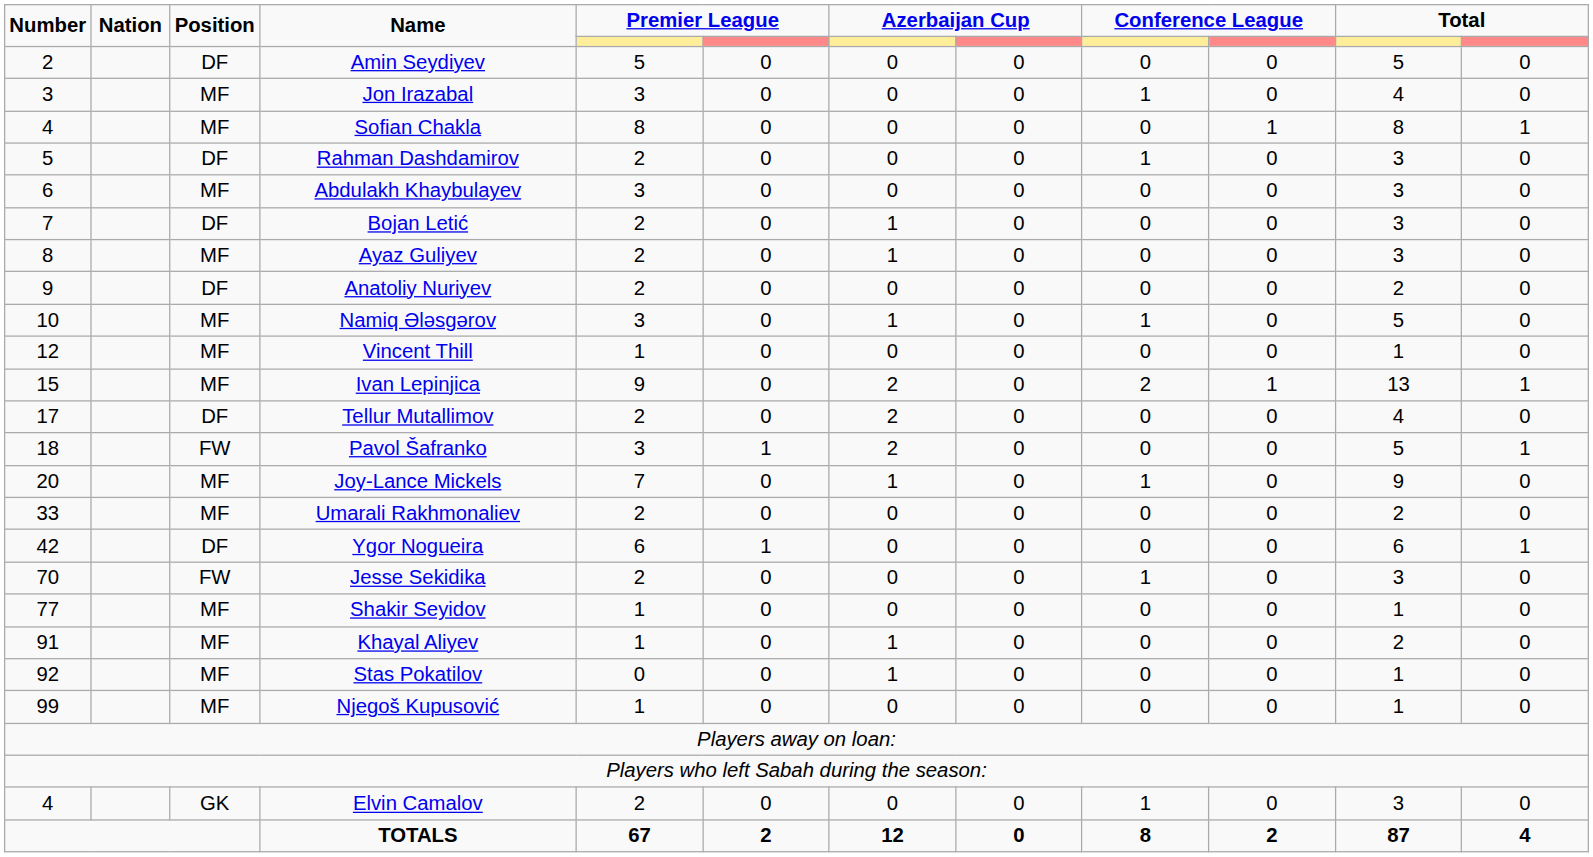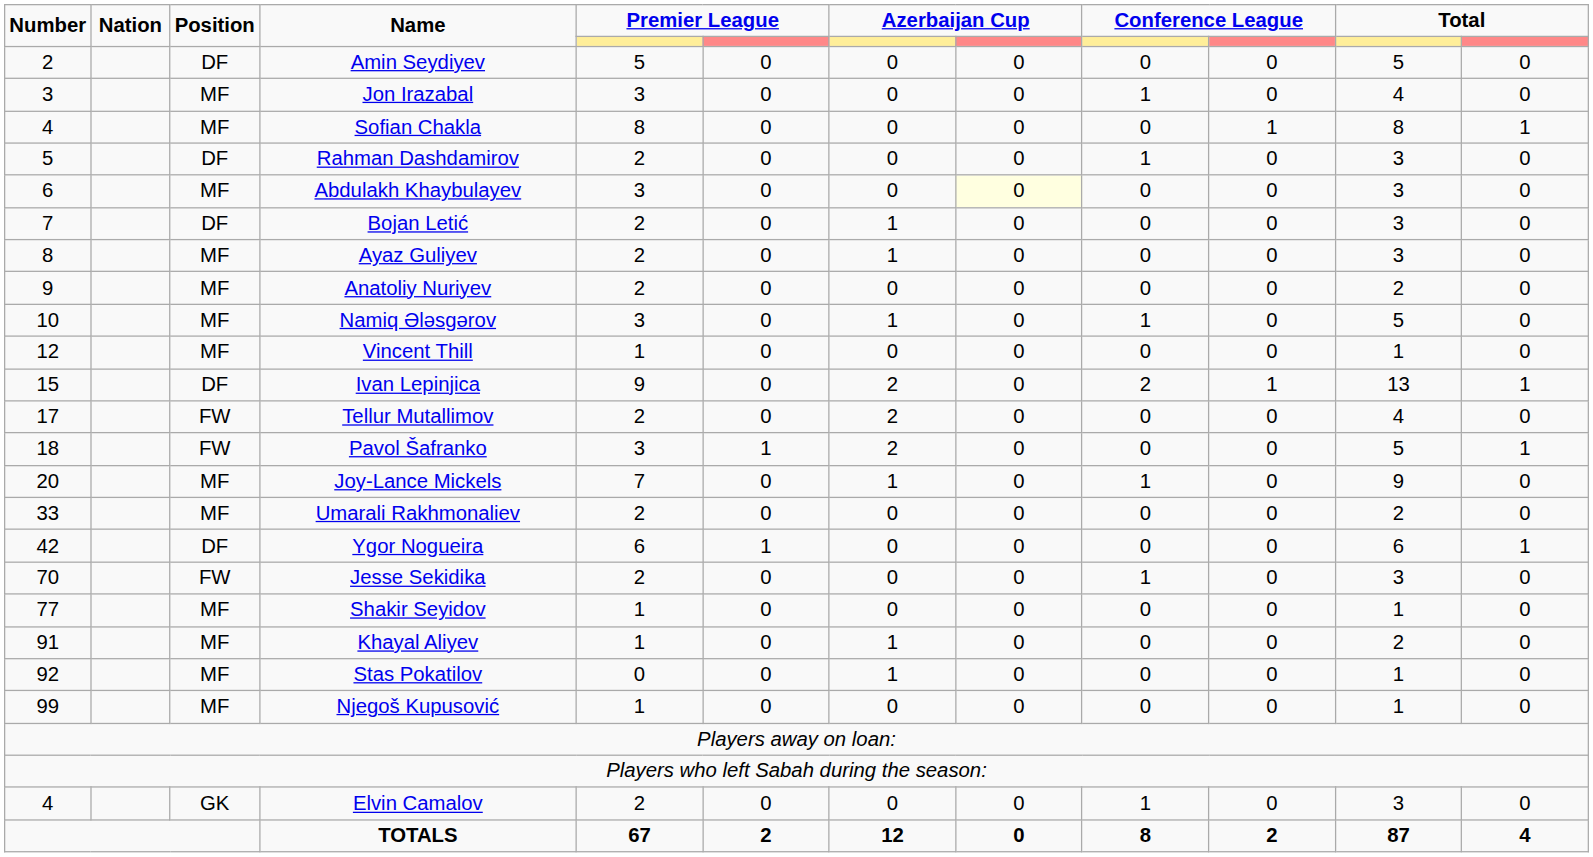(1019, 191) no background -> (1019, 191) lightyellow background
(215, 287) DF -> (215, 287) MF
(215, 384) MF -> (215, 384) DF
(215, 416) DF -> (215, 416) FW
